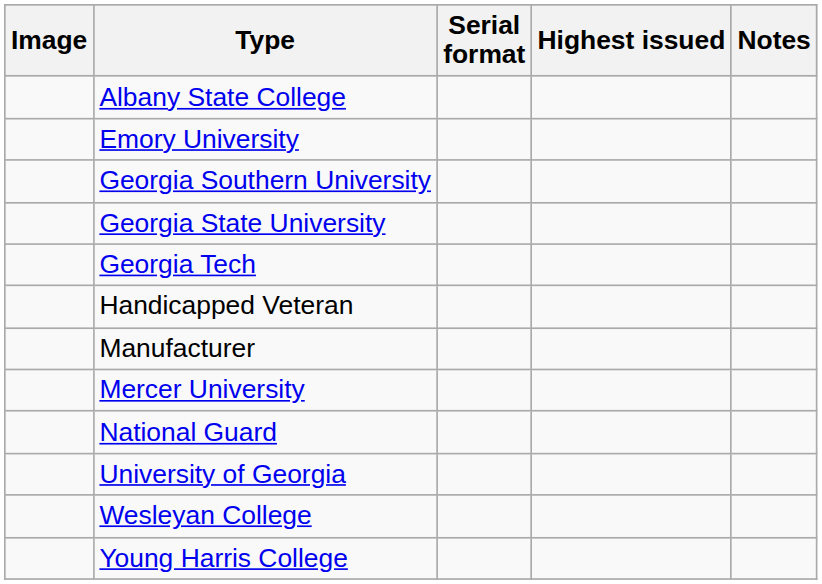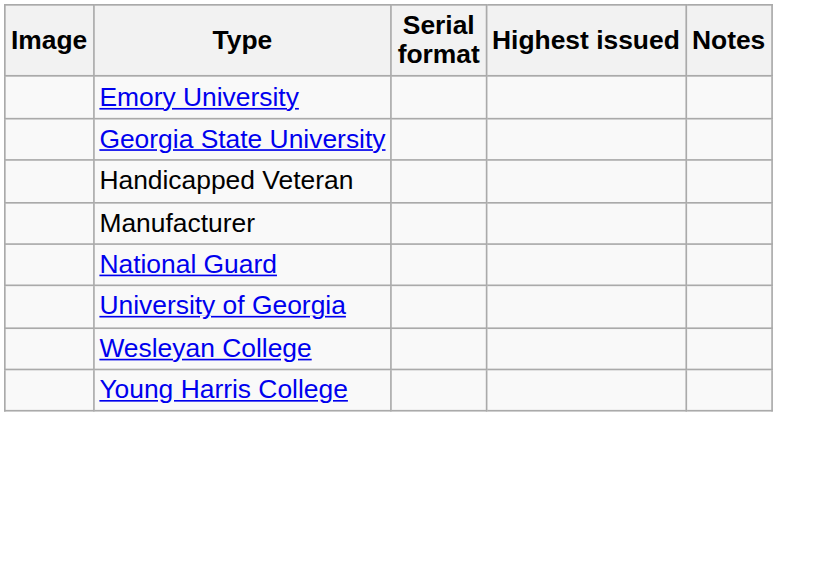- row: (223, 97)
- row: (265, 180)
- row: (178, 264)
- row: (202, 390)
